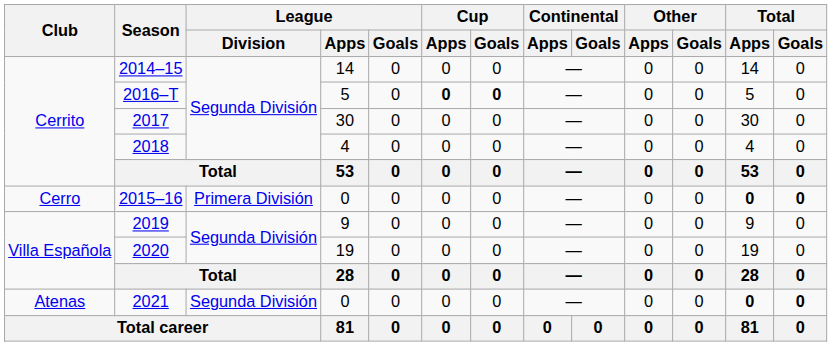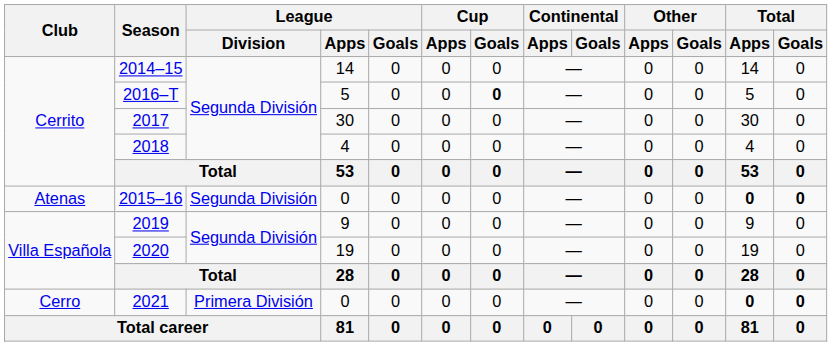(446, 95) bold -> (446, 95) normal
(60, 198) Cerro -> (60, 198) Atenas
(254, 198) Primera División -> (254, 198) Segunda División
(60, 302) Atenas -> (60, 302) Cerro
(254, 302) Segunda División -> (254, 302) Primera División
